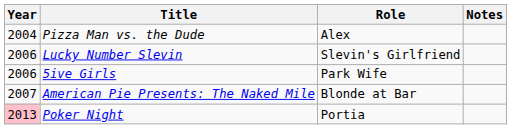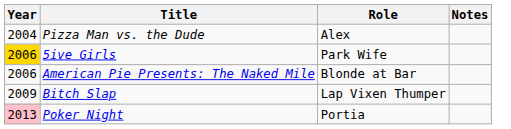- row: (113, 54)
(22, 74) no background -> (22, 54) gold background
(22, 94) 2007 -> (22, 74) 2006
+ row: (79, 94)
